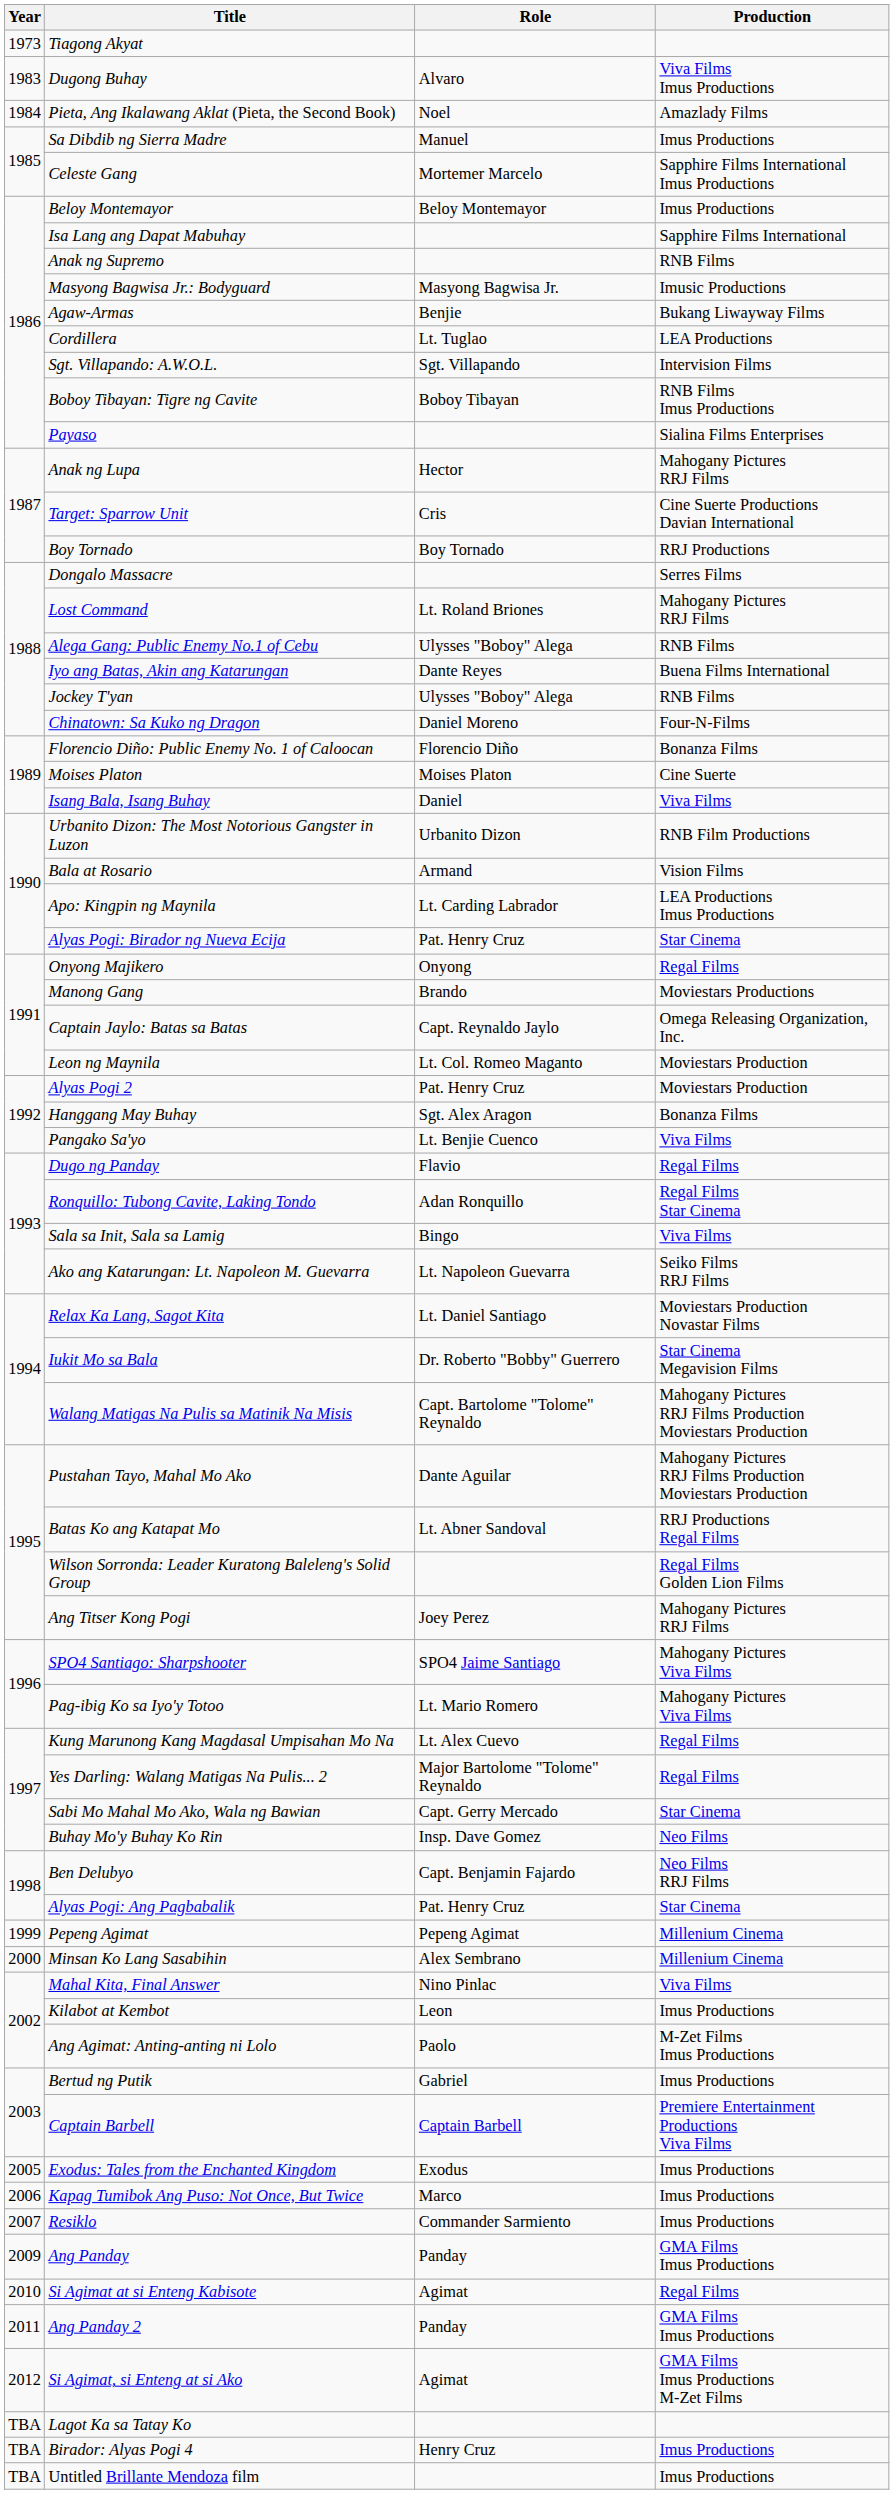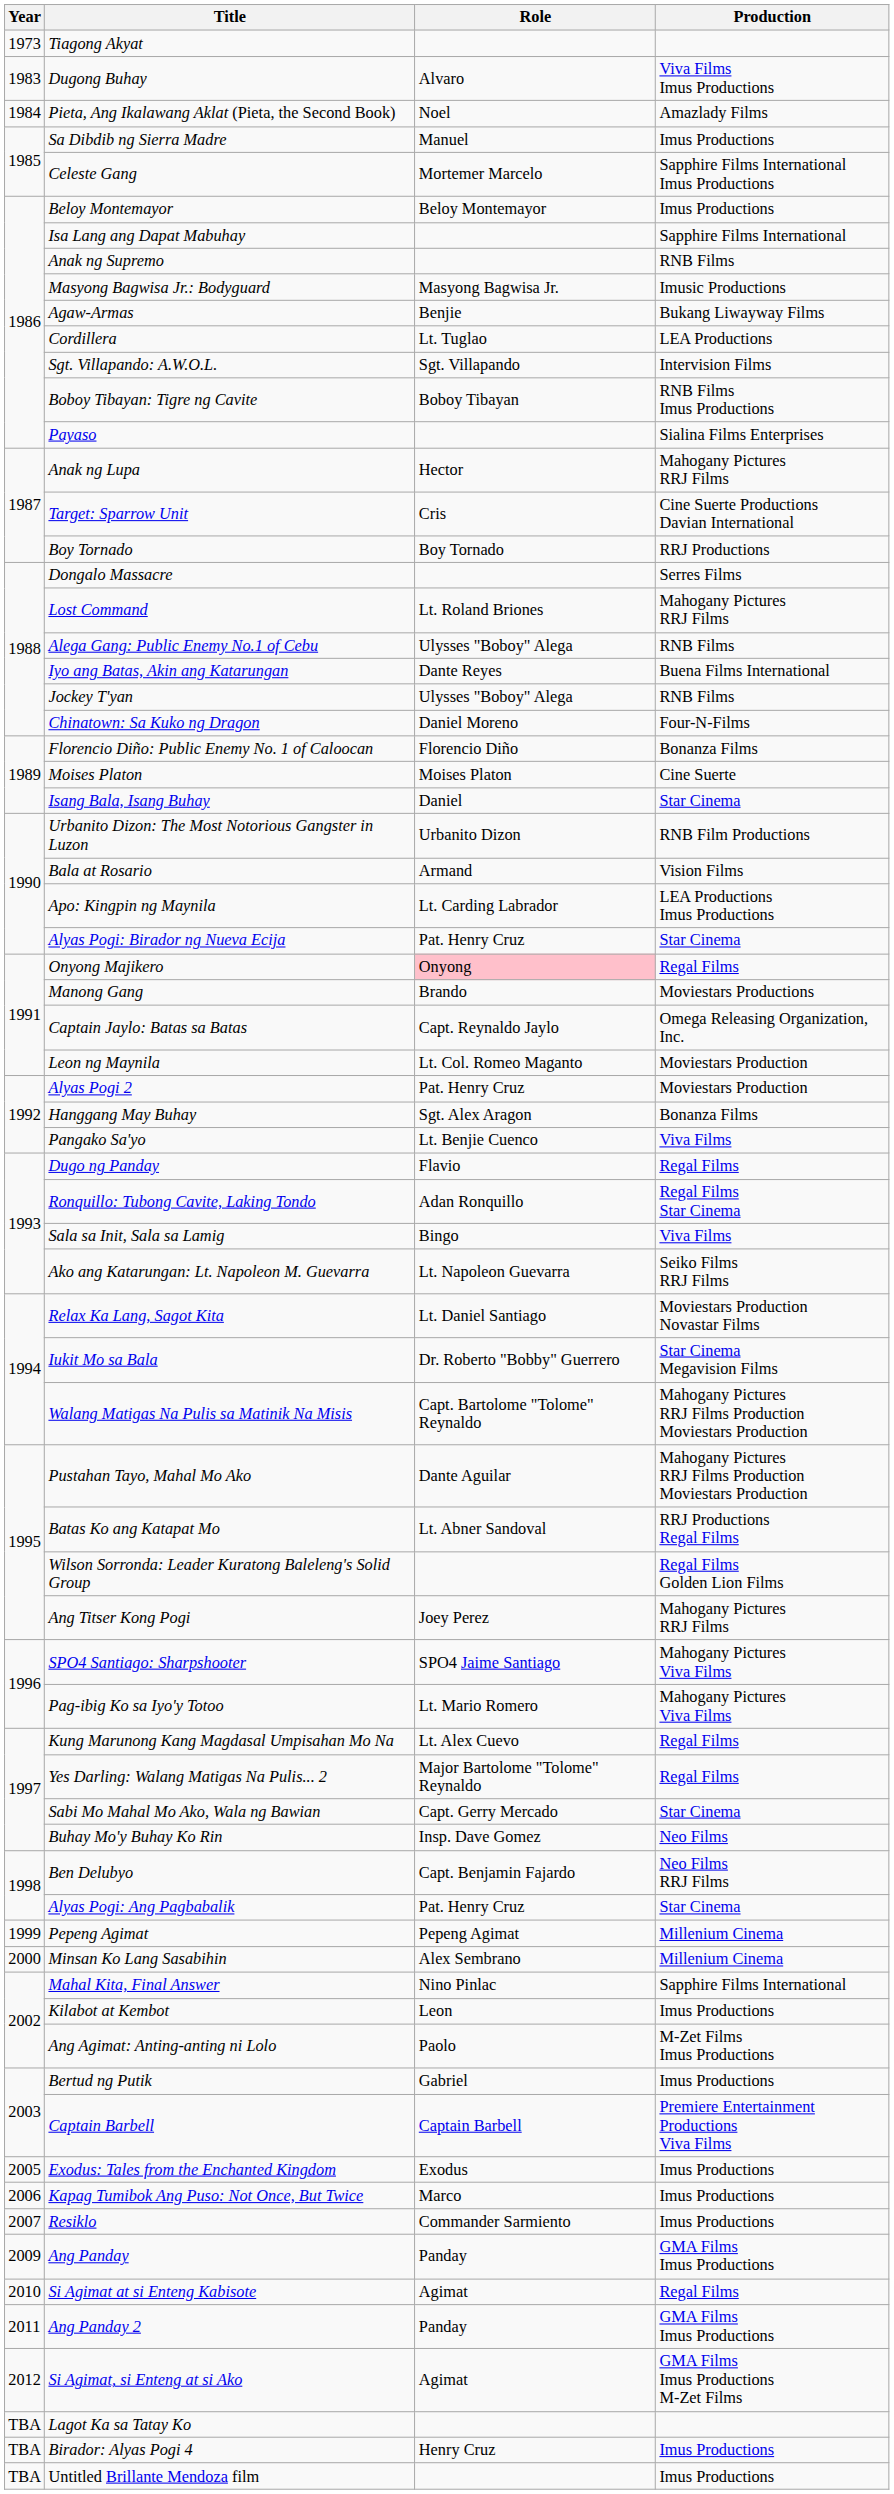(695, 800) Viva Films -> (700, 800) Star Cinema
(445, 966) no background -> (445, 966) pink background
(695, 1985) Viva Films -> (753, 1985) Sapphire Films International
